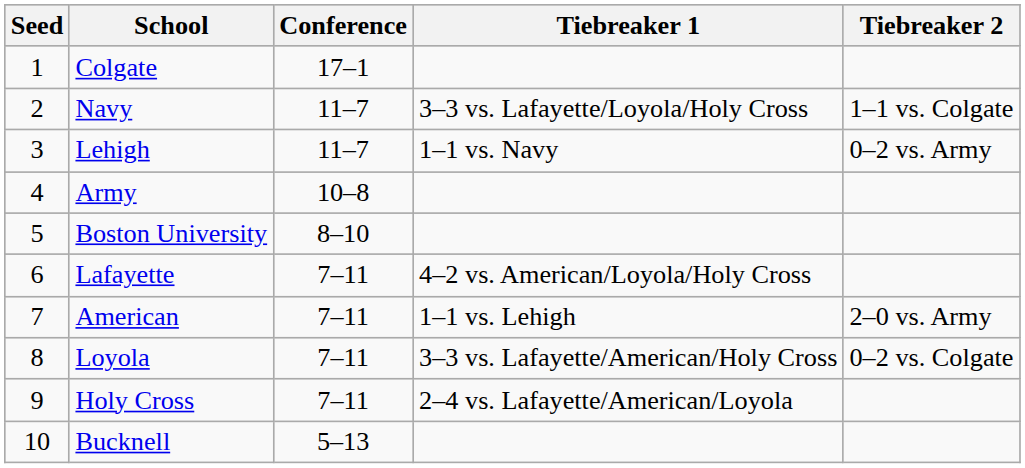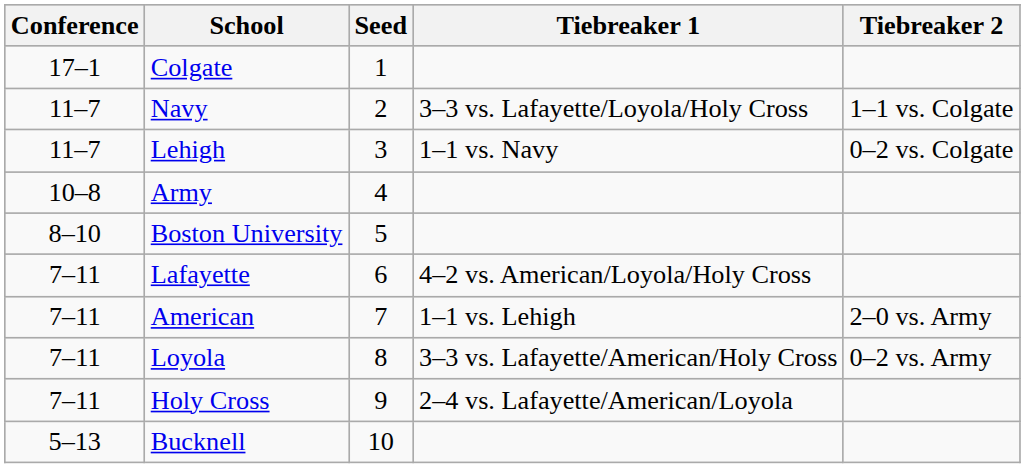columns swapped: (37, 25) <-> (343, 25)
(921, 150) 0–2 vs. Army -> (931, 150) 0–2 vs. Colgate
(931, 358) 0–2 vs. Colgate -> (921, 358) 0–2 vs. Army
